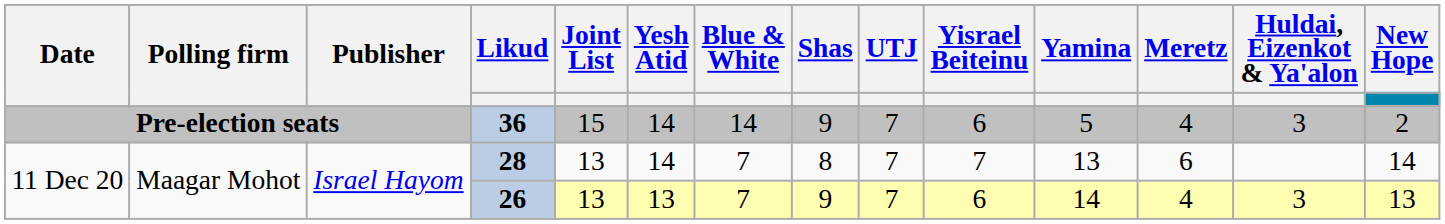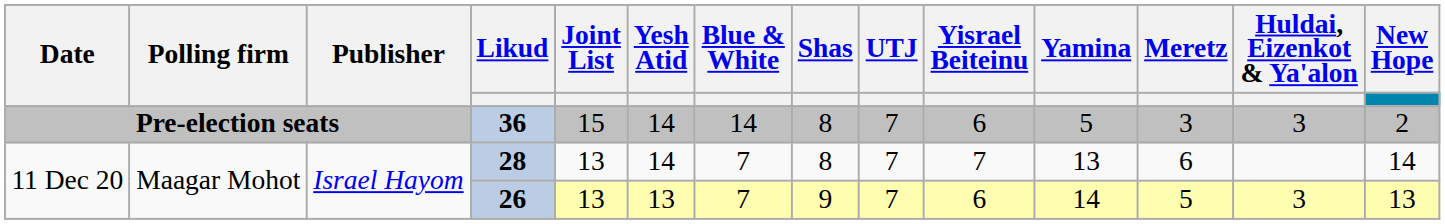(825, 124) 9 -> (825, 124) 8
(1186, 124) 4 -> (1186, 124) 3
(1186, 199) 4 -> (1186, 199) 5
